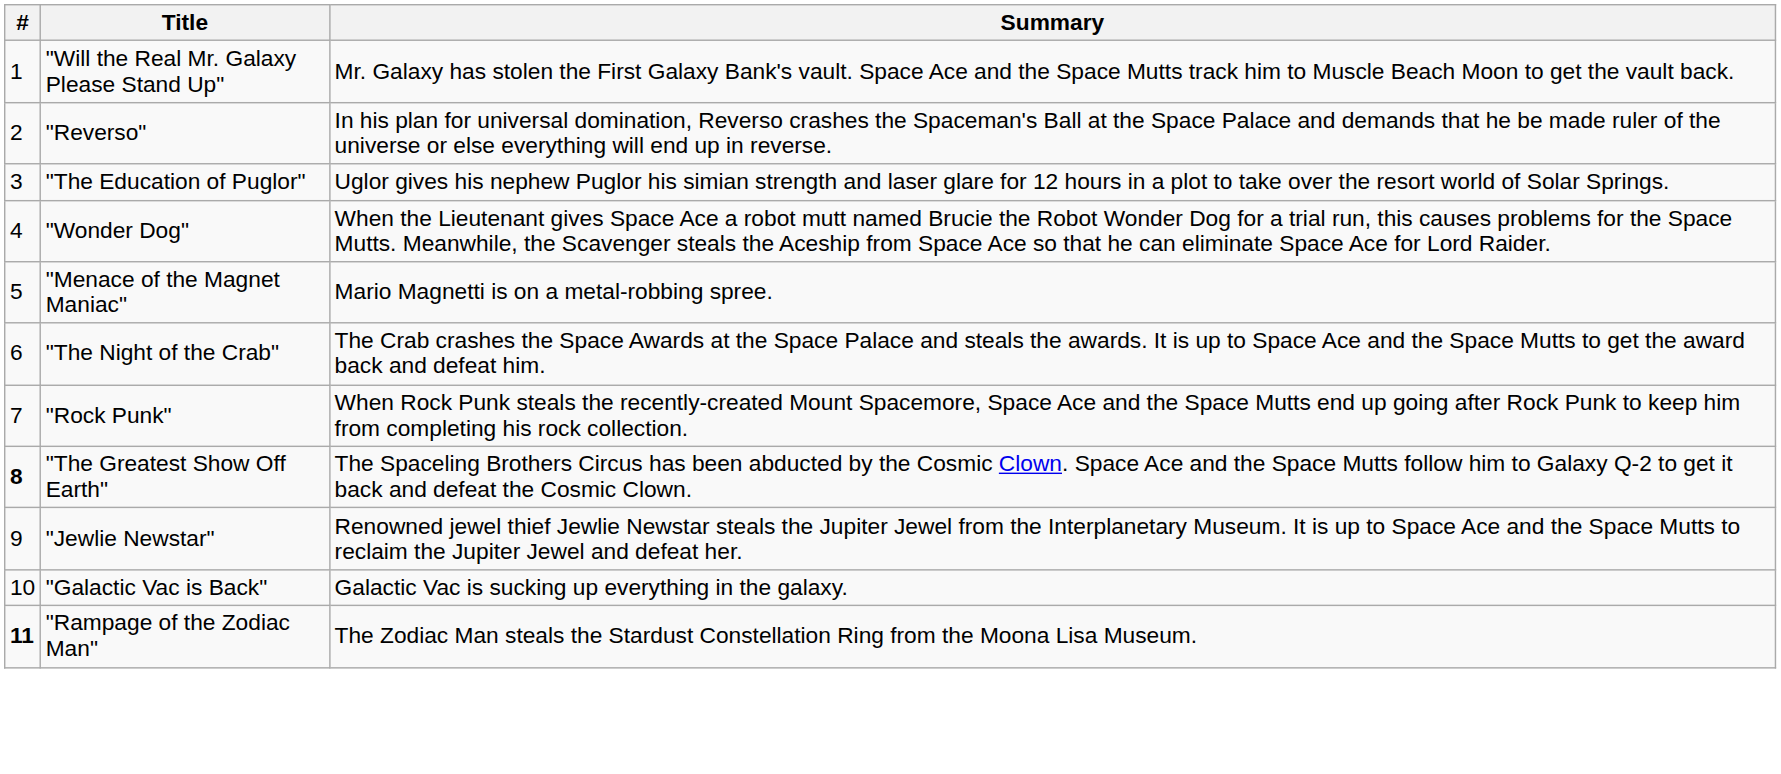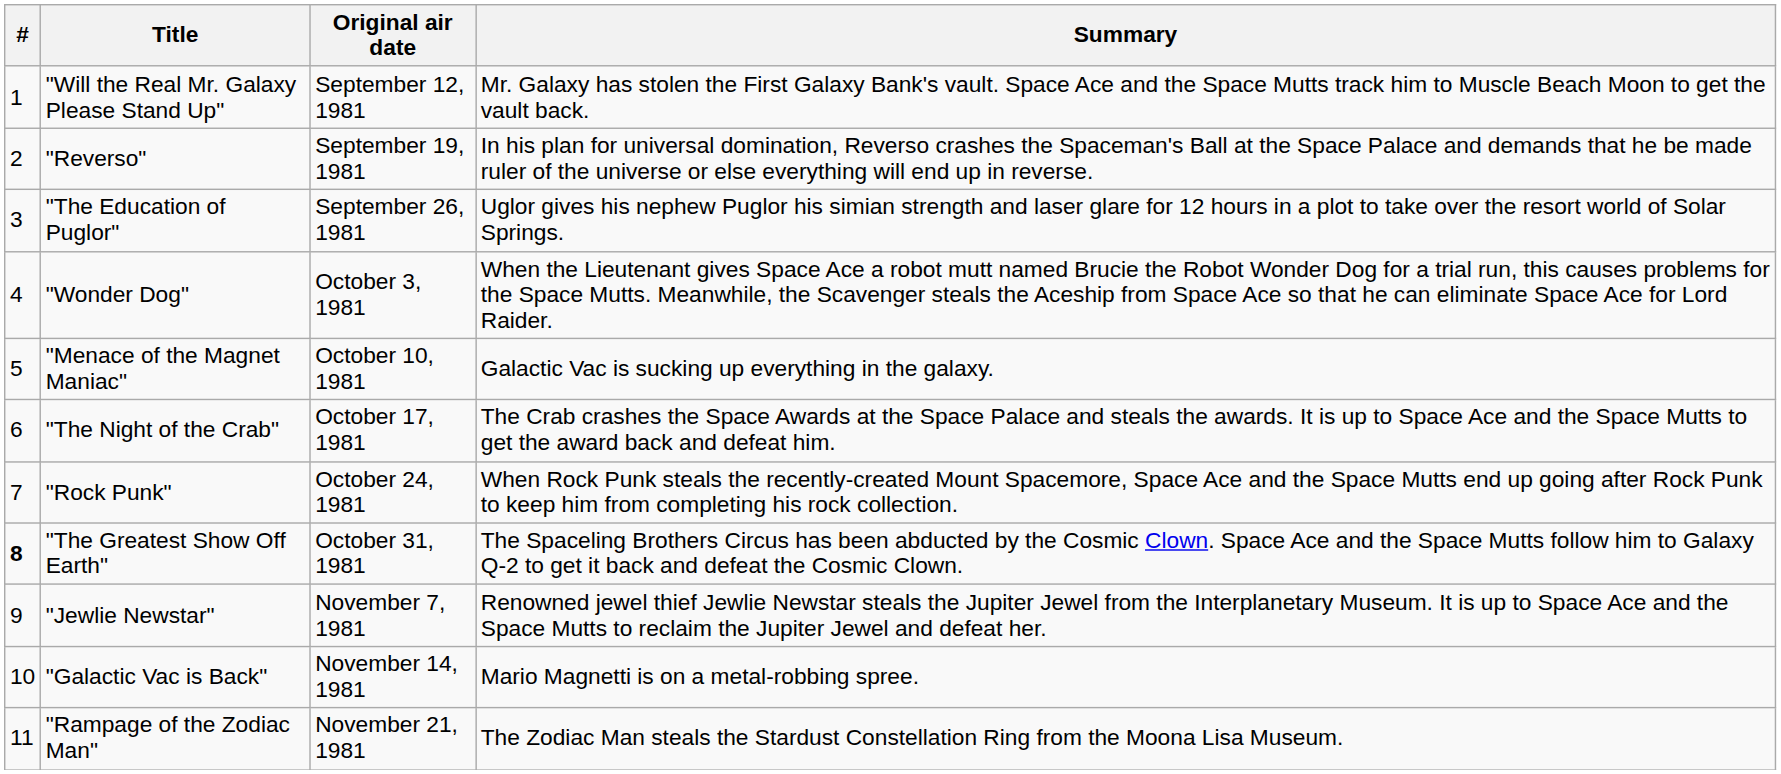+ column: (393, 35)
(554, 292) Mario Magnetti is on a metal-robbing spree. -> (737, 368) Galactic Vac is sucking up everything in the galaxy.
(591, 587) Galactic Vac is sucking up everything in the galaxy. -> (700, 676) Mario Magnetti is on a metal-robbing spree.
(22, 636) bold -> (22, 738) normal
